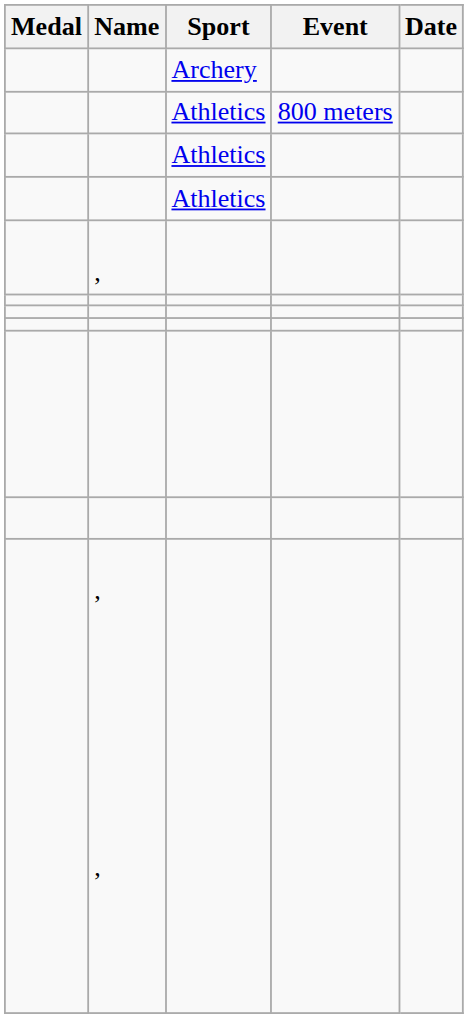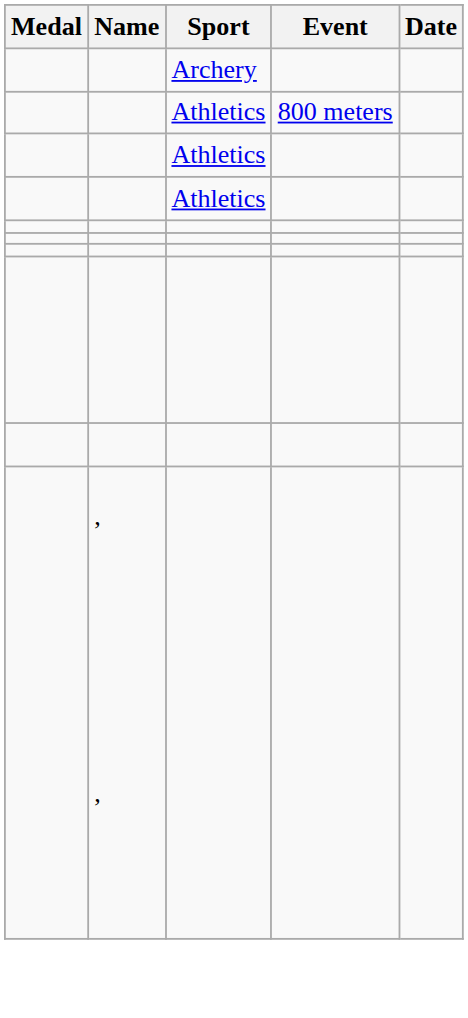- row: (97, 272)
